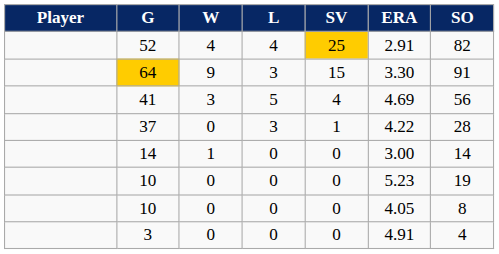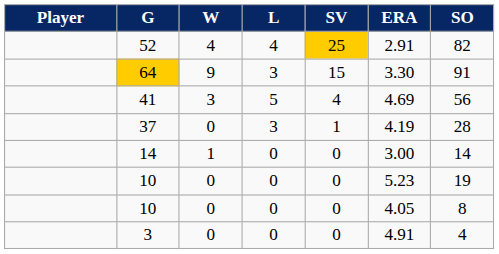(399, 126) 4.22 -> (399, 126) 4.19
